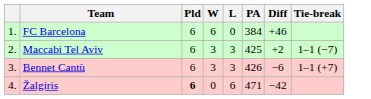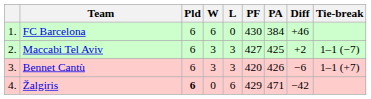+ column: (253, 13)
